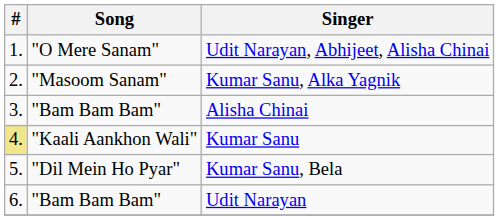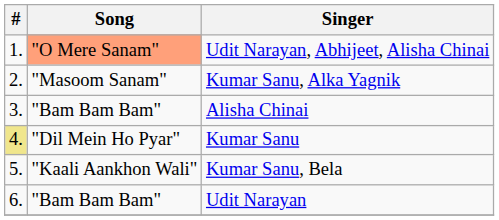(95, 49) no background -> (95, 49) lightsalmon background
(114, 139) "Kaali Aankhon Wali" -> (106, 139) "Dil Mein Ho Pyar"
(106, 169) "Dil Mein Ho Pyar" -> (114, 169) "Kaali Aankhon Wali"
